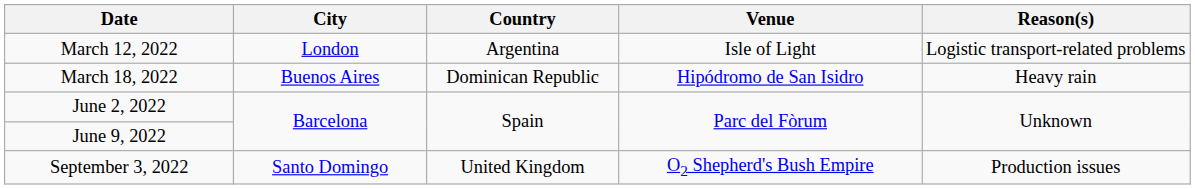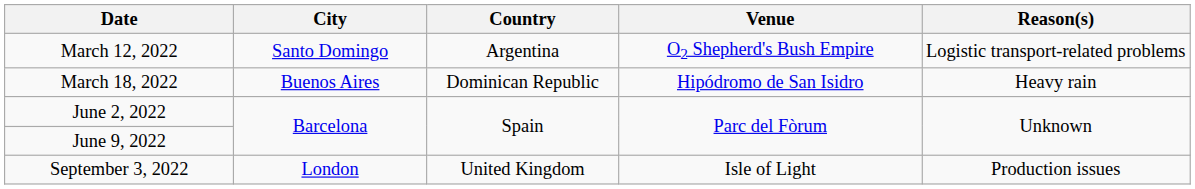(330, 48) London -> (330, 50) Santo Domingo
(770, 48) Isle of Light -> (770, 50) O2 Shepherd's Bush Empire
(330, 167) Santo Domingo -> (330, 169) London
(770, 167) O2 Shepherd's Bush Empire -> (770, 169) Isle of Light
